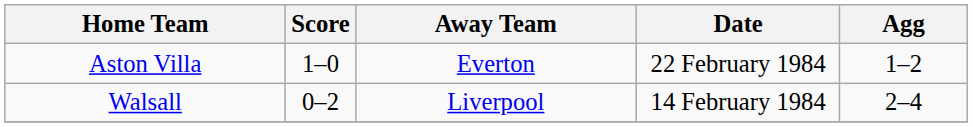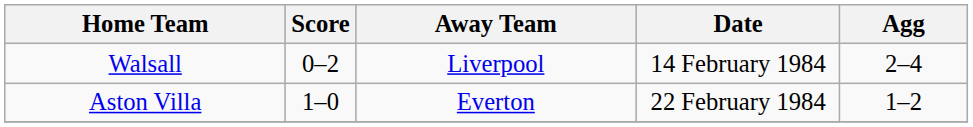rows swapped: (145, 63) <-> (145, 102)
